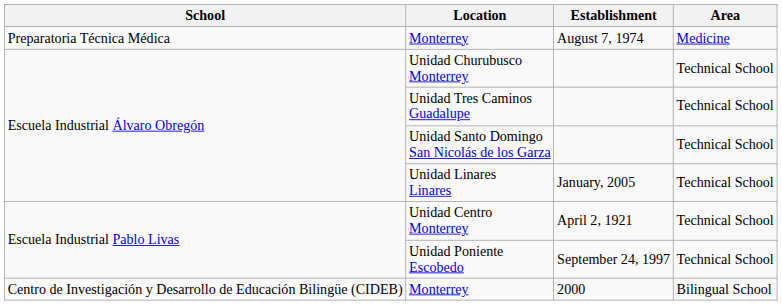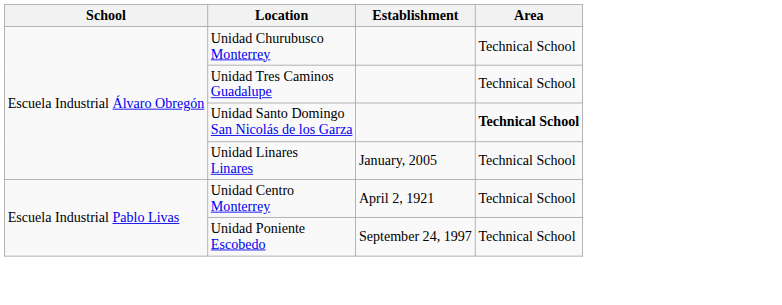- row: (439, 37)
(725, 144) normal -> (529, 122) bold
- row: (439, 289)
